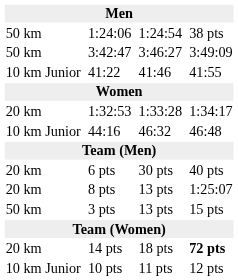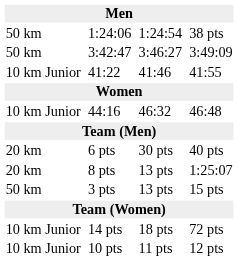- row: (110, 111)
(24, 248) 20 km -> (43, 229) 10 km Junior
(207, 248) bold -> (206, 229) normal
